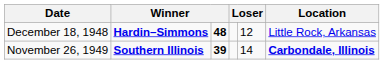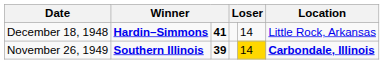(220, 31) 48 -> (220, 31) 41
(246, 31) 12 -> (246, 31) 14
(246, 50) no background -> (246, 50) gold background
